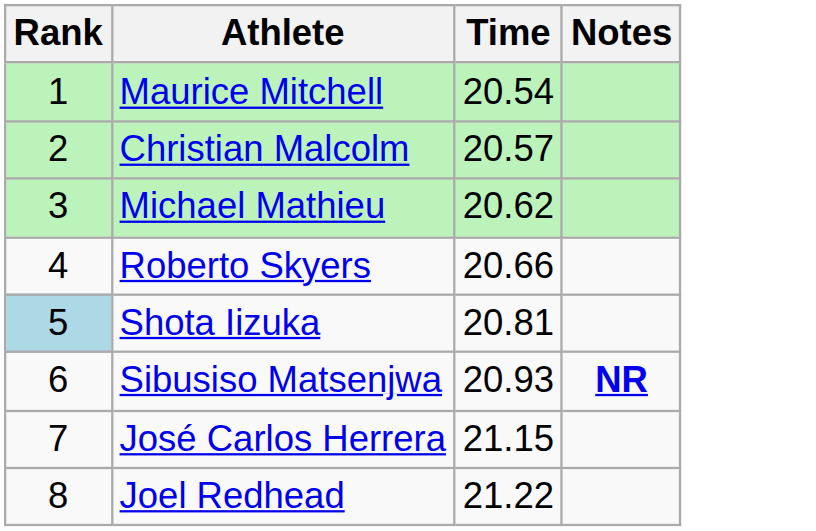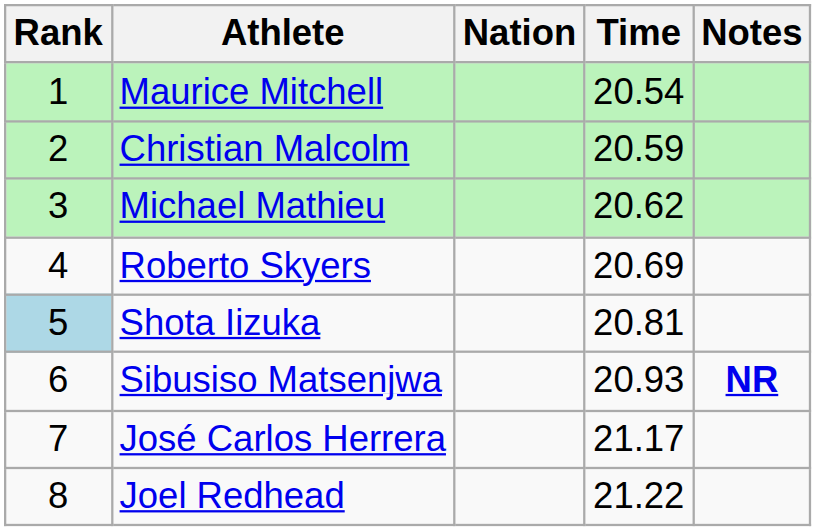+ column: (520, 33)
(508, 149) 20.57 -> (639, 149) 20.59
(508, 264) 20.66 -> (639, 264) 20.69
(508, 438) 21.15 -> (639, 438) 21.17
